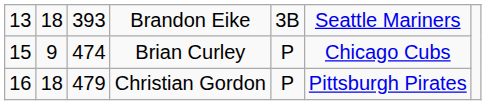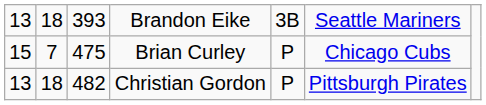(52, 52) 9 -> (52, 52) 7
(89, 52) 474 -> (89, 52) 475
(20, 83) 16 -> (20, 83) 13
(89, 83) 479 -> (89, 83) 482
